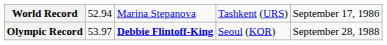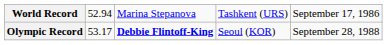(100, 31) 53.97 -> (100, 31) 53.17
